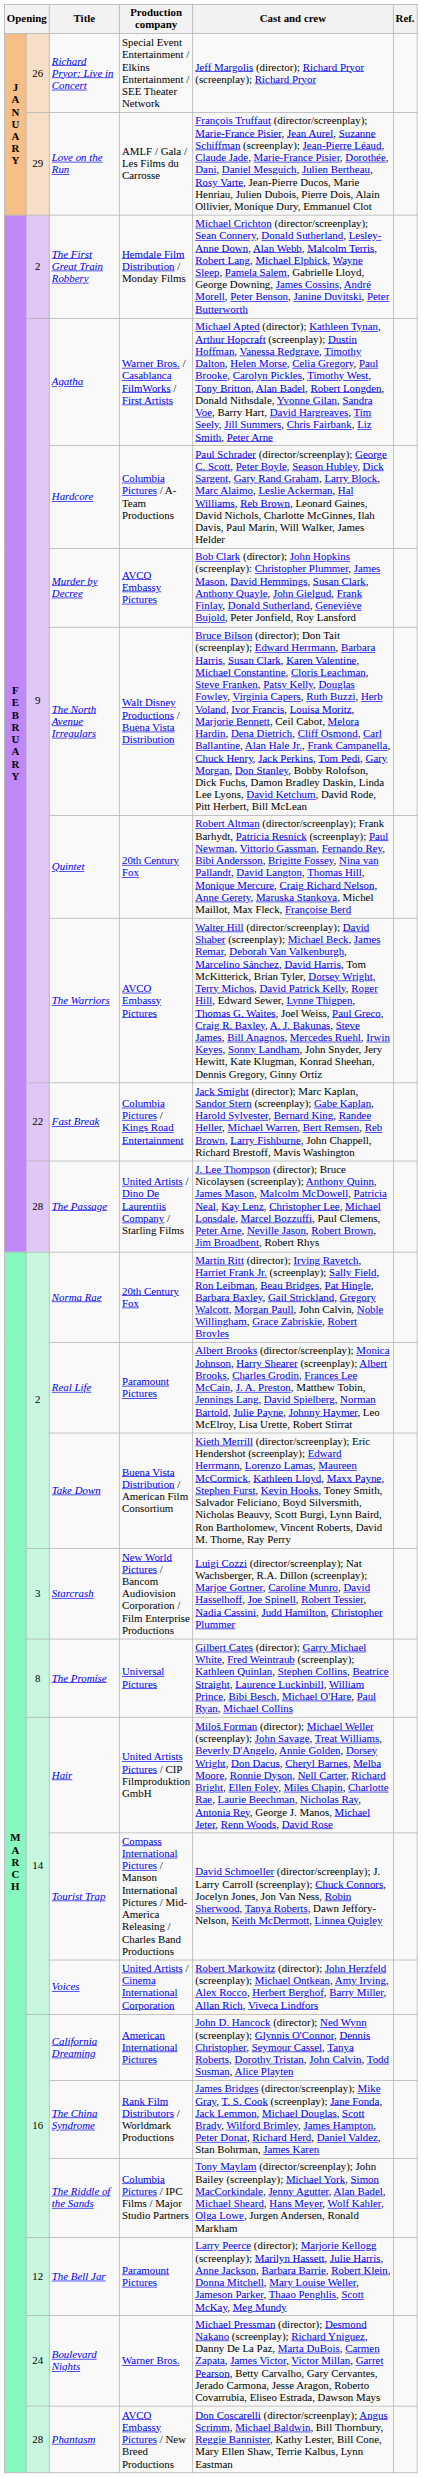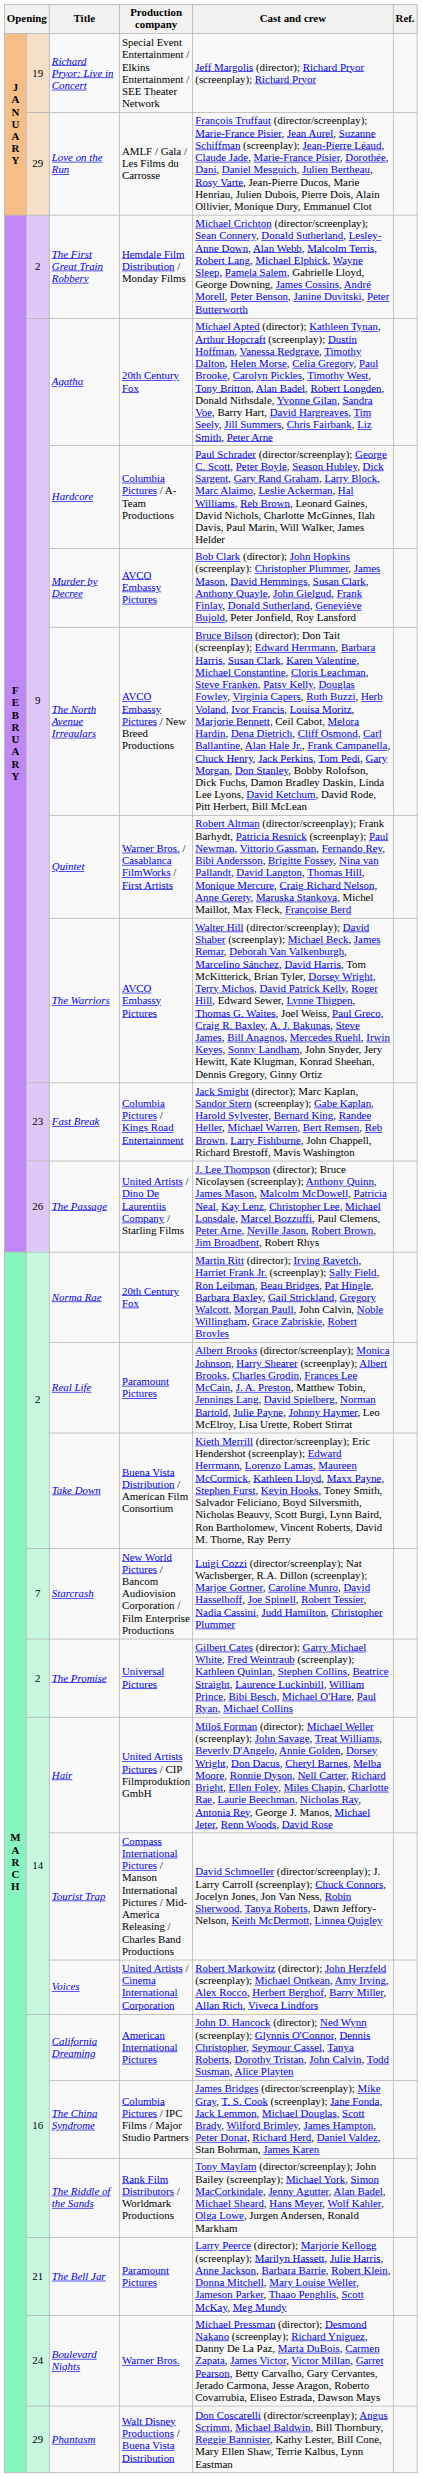(38, 73) 26 -> (38, 73) 19
(154, 382) Warner Bros. / Casablanca FilmWorks / First Artists -> (150, 382) 20th Century Fox
(151, 721) Walt Disney Productions / Buena Vista Distribution -> (154, 721) AVCO Embassy Pictures / New Breed Productions
(150, 867) 20th Century Fox -> (154, 867) Warner Bros. / Casablanca FilmWorks / First Artists
(38, 1122) 22 -> (38, 1122) 23
(38, 1206) 28 -> (38, 1206) 26
(38, 1593) 3 -> (38, 1593) 7
(38, 1678) 8 -> (38, 1678) 2
(151, 2119) Rank Film Distributors / Worldmark Productions -> (155, 2119) Columbia Pictures / IPC Films / Major Studio Partners
(155, 2198) Columbia Pictures / IPC Films / Major Studio Partners -> (151, 2198) Rank Film Distributors / Worldmark Productions
(38, 2276) 12 -> (38, 2276) 21
(38, 2439) 28 -> (38, 2439) 29
(154, 2439) AVCO Embassy Pictures / New Breed Productions -> (151, 2439) Walt Disney Productions / Buena Vista Distribution
